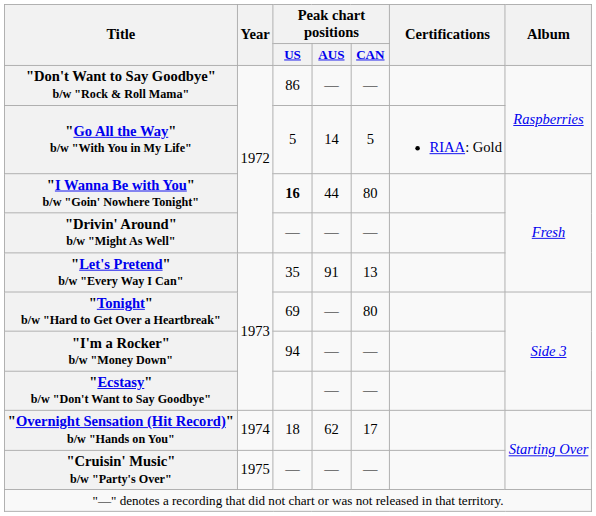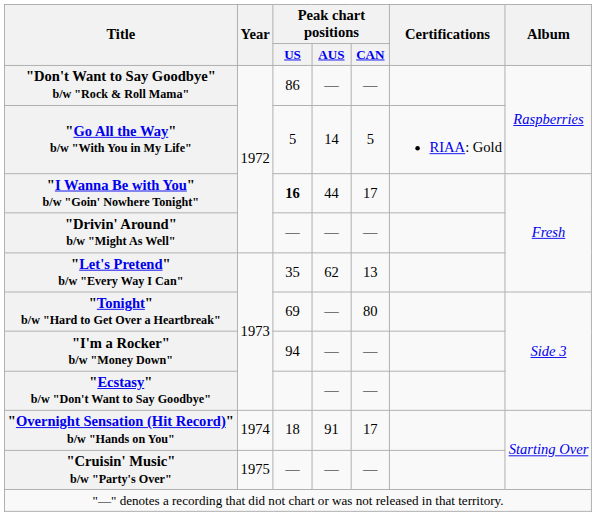(370, 193) 80 -> (370, 193) 17
(331, 272) 91 -> (331, 272) 62
(331, 430) 62 -> (331, 430) 91
